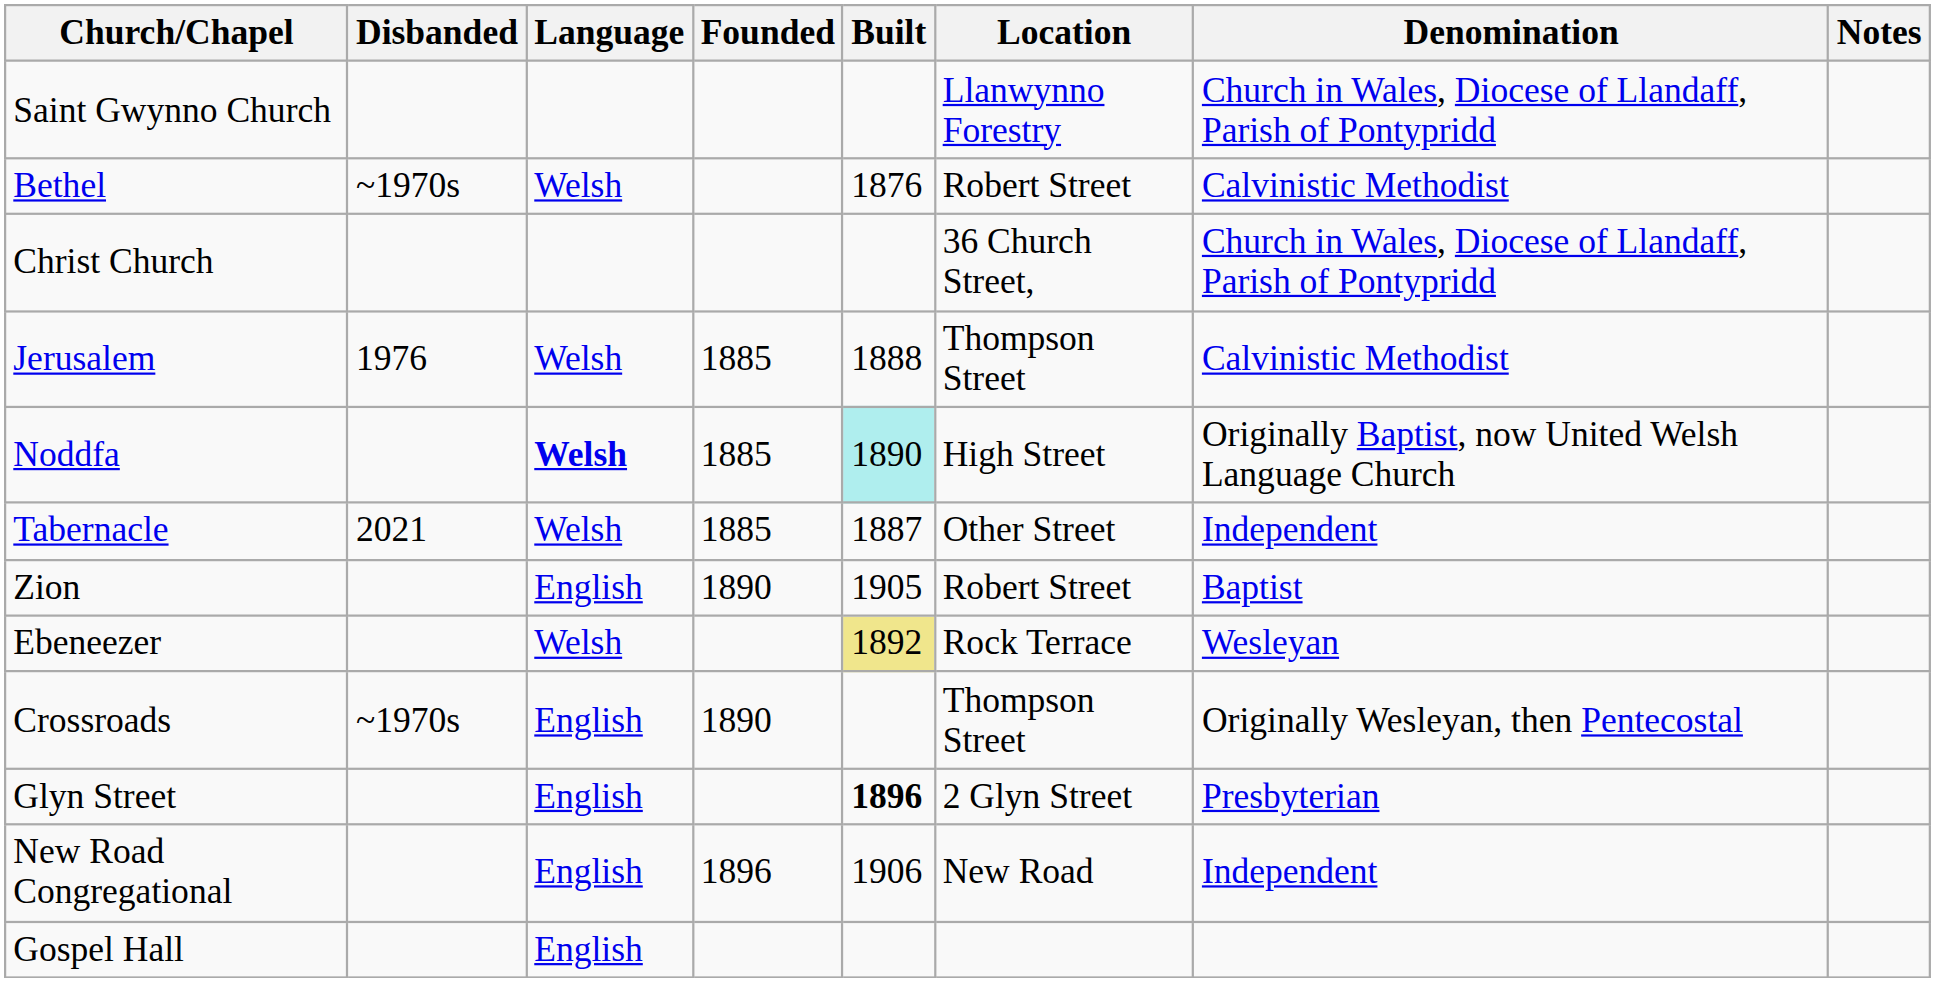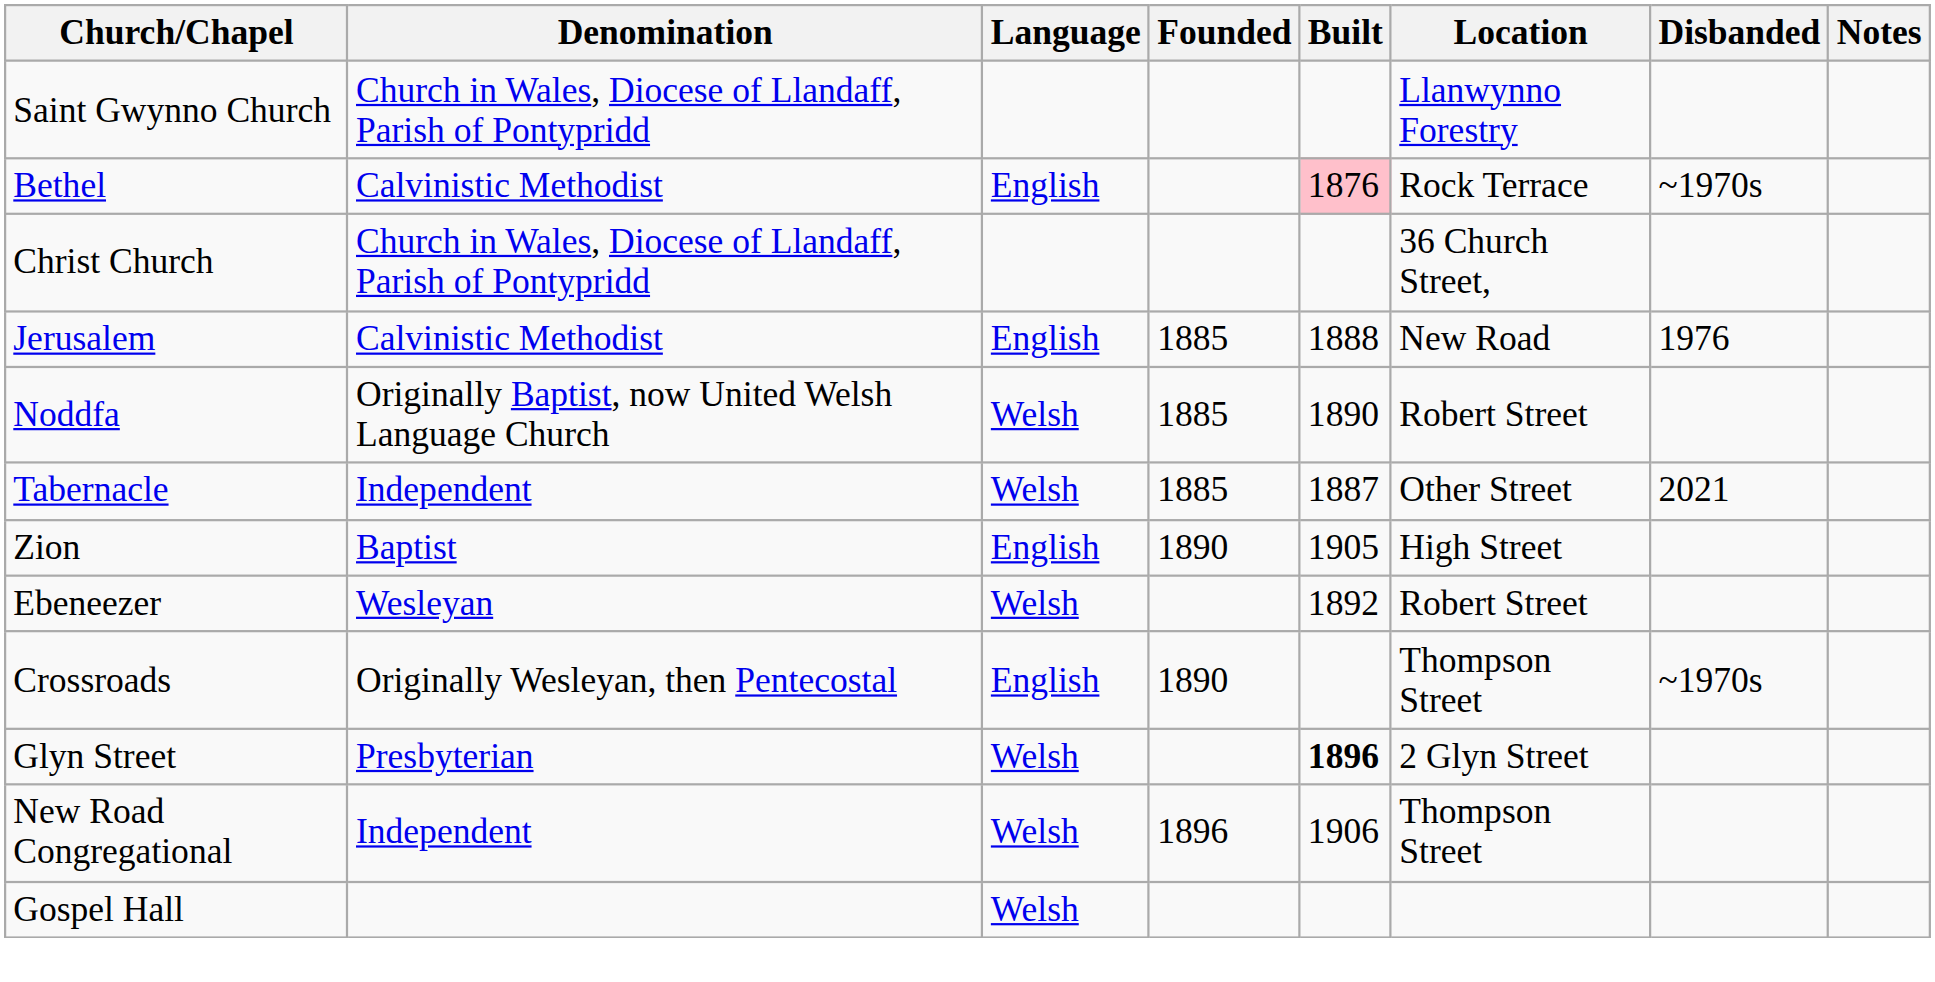columns swapped: (1511, 32) <-> (437, 32)
(578, 185) Welsh -> (1045, 185) English
(887, 185) no background -> (1343, 185) pink background
(1037, 185) Robert Street -> (1494, 185) Rock Terrace
(578, 357) Welsh -> (1045, 337) English
(1019, 357) Thompson Street -> (1475, 337) New Road
(581, 454) bold -> (1035, 414) normal
(887, 454) paleturquoise background -> (1343, 414) no background
(1024, 454) High Street -> (1493, 414) Robert Street
(1037, 586) Robert Street -> (1481, 546) High Street
(887, 643) khaki background -> (1343, 603) no background
(1037, 643) Rock Terrace -> (1493, 603) Robert Street
(589, 795) English -> (1035, 755) Welsh
(589, 872) English -> (1035, 832) Welsh
(1018, 872) New Road -> (1475, 832) Thompson Street
(589, 948) English -> (1035, 908) Welsh
